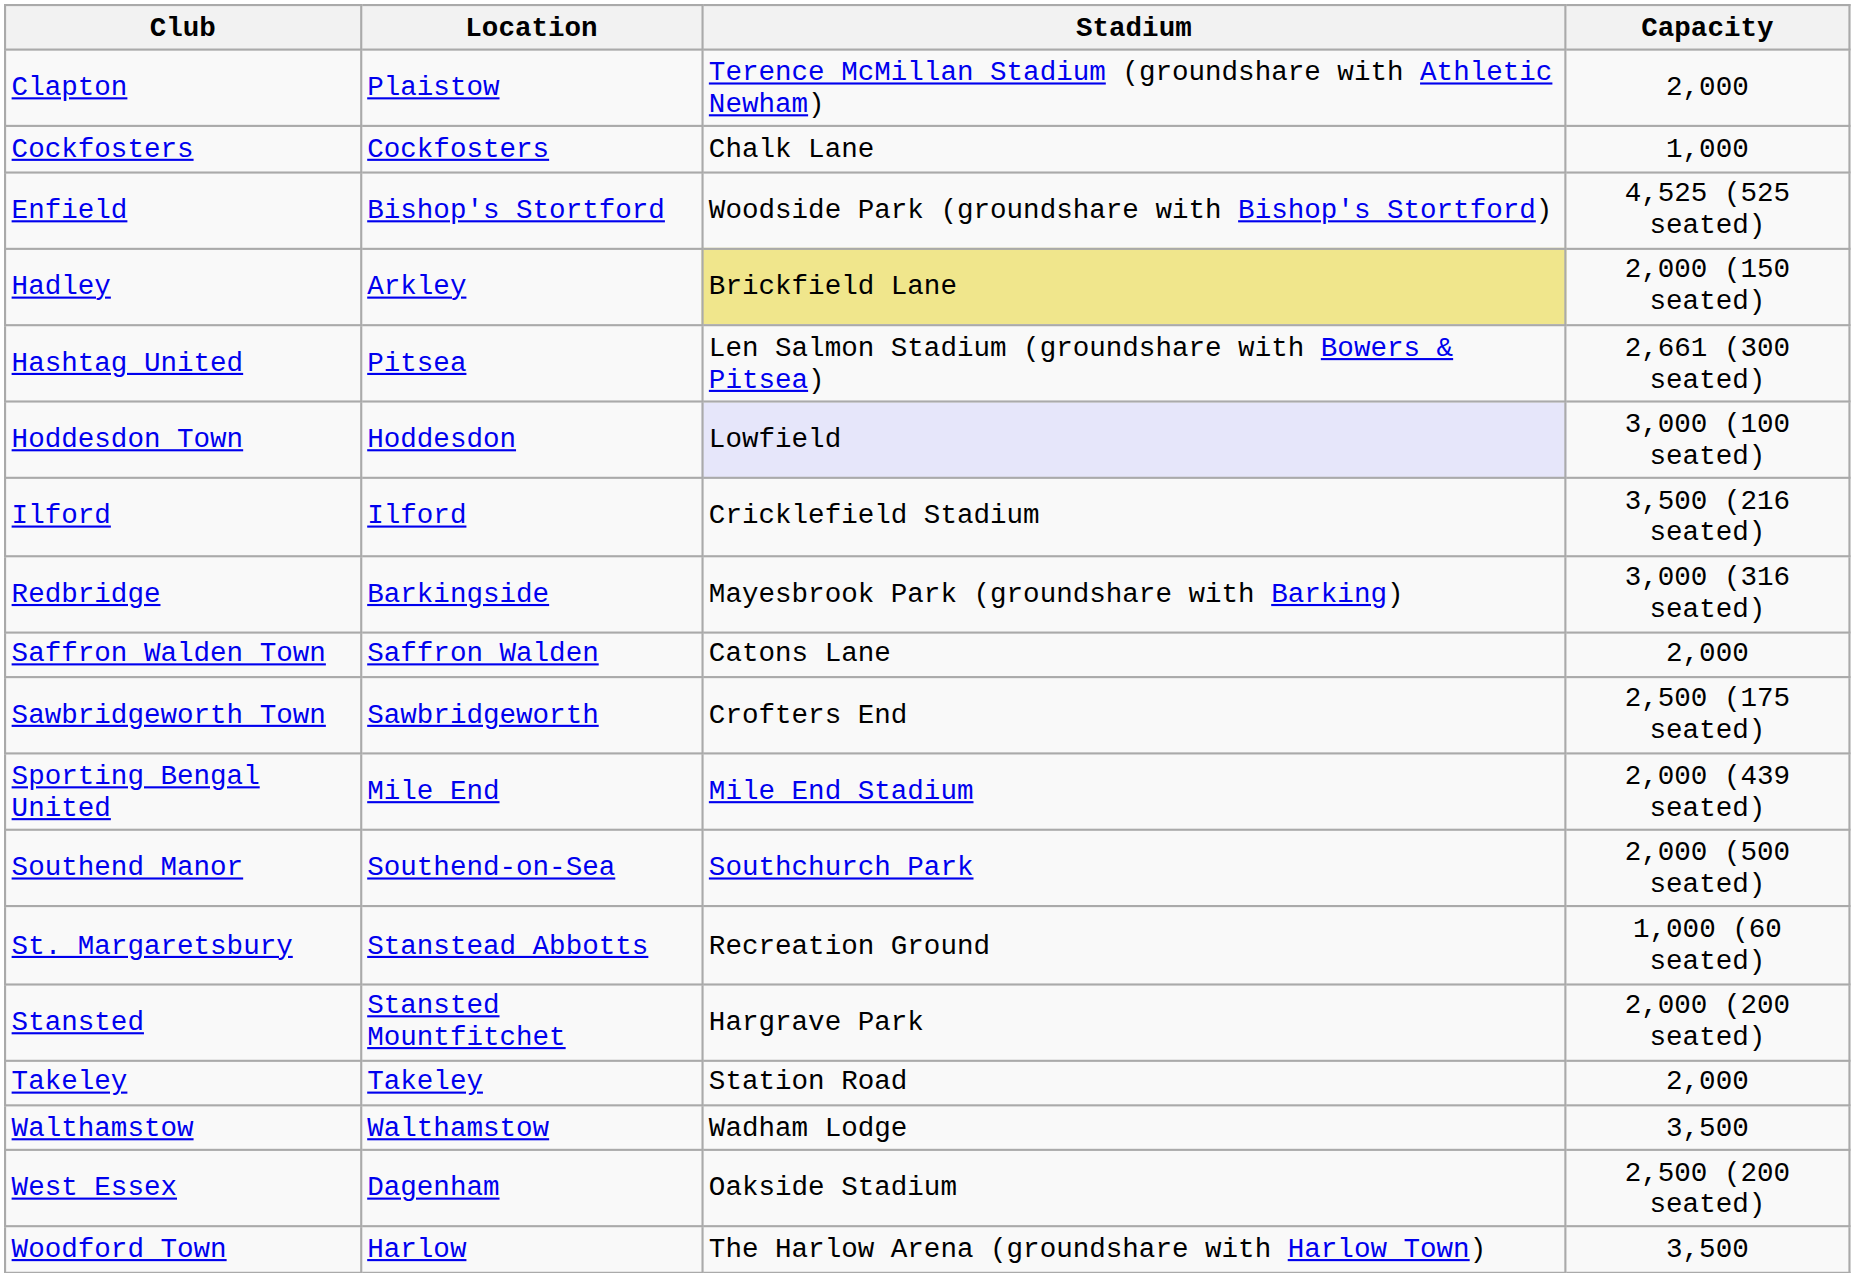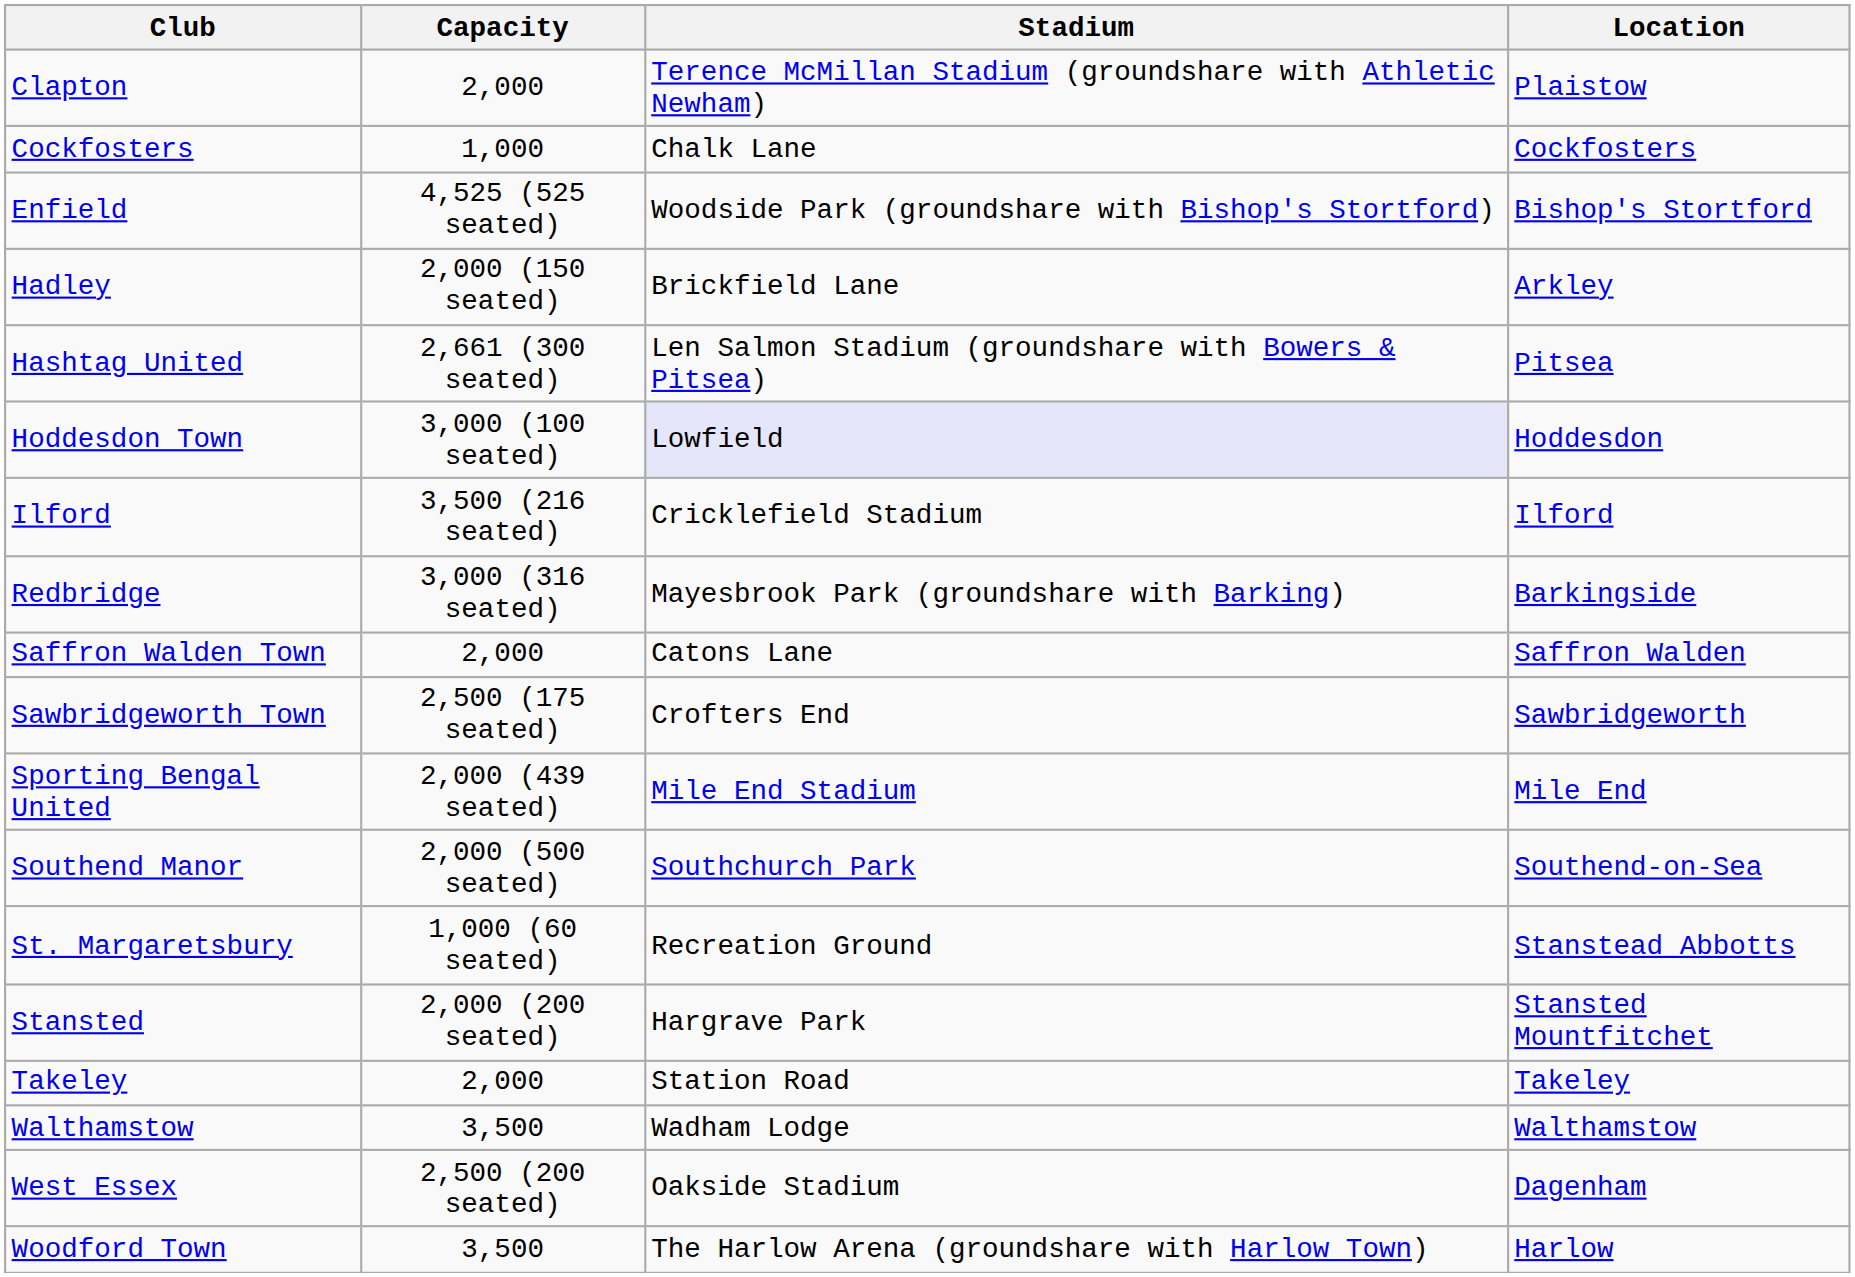columns swapped: (531, 28) <-> (1707, 28)
(833, 287) khaki background -> (775, 287) no background
